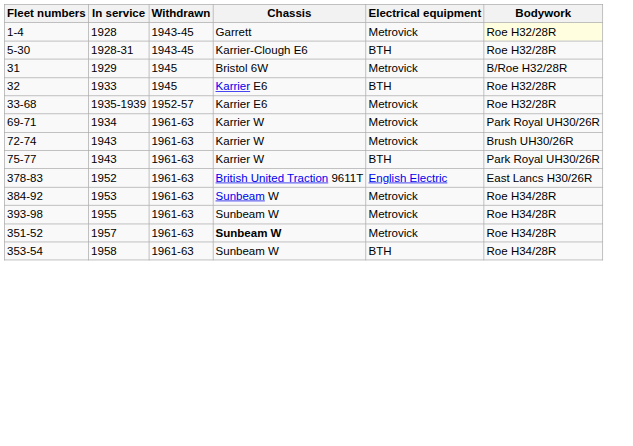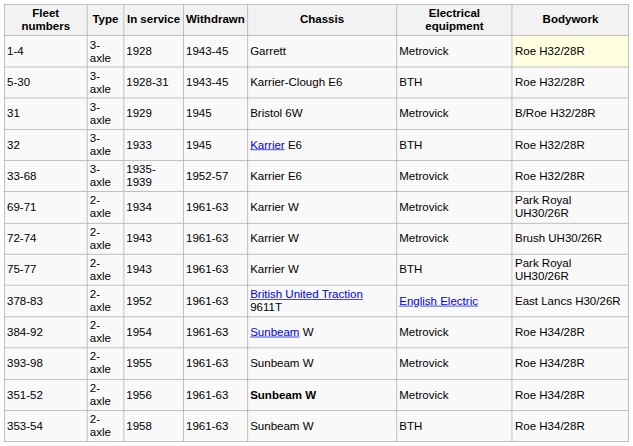+ column: (105, 20)
(104, 196) 1953 -> (139, 332) 1954
(104, 232) 1957 -> (139, 394) 1956
